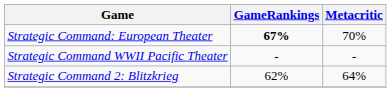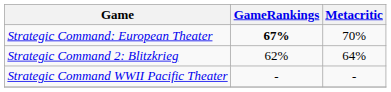rows swapped: (93, 76) <-> (118, 55)
